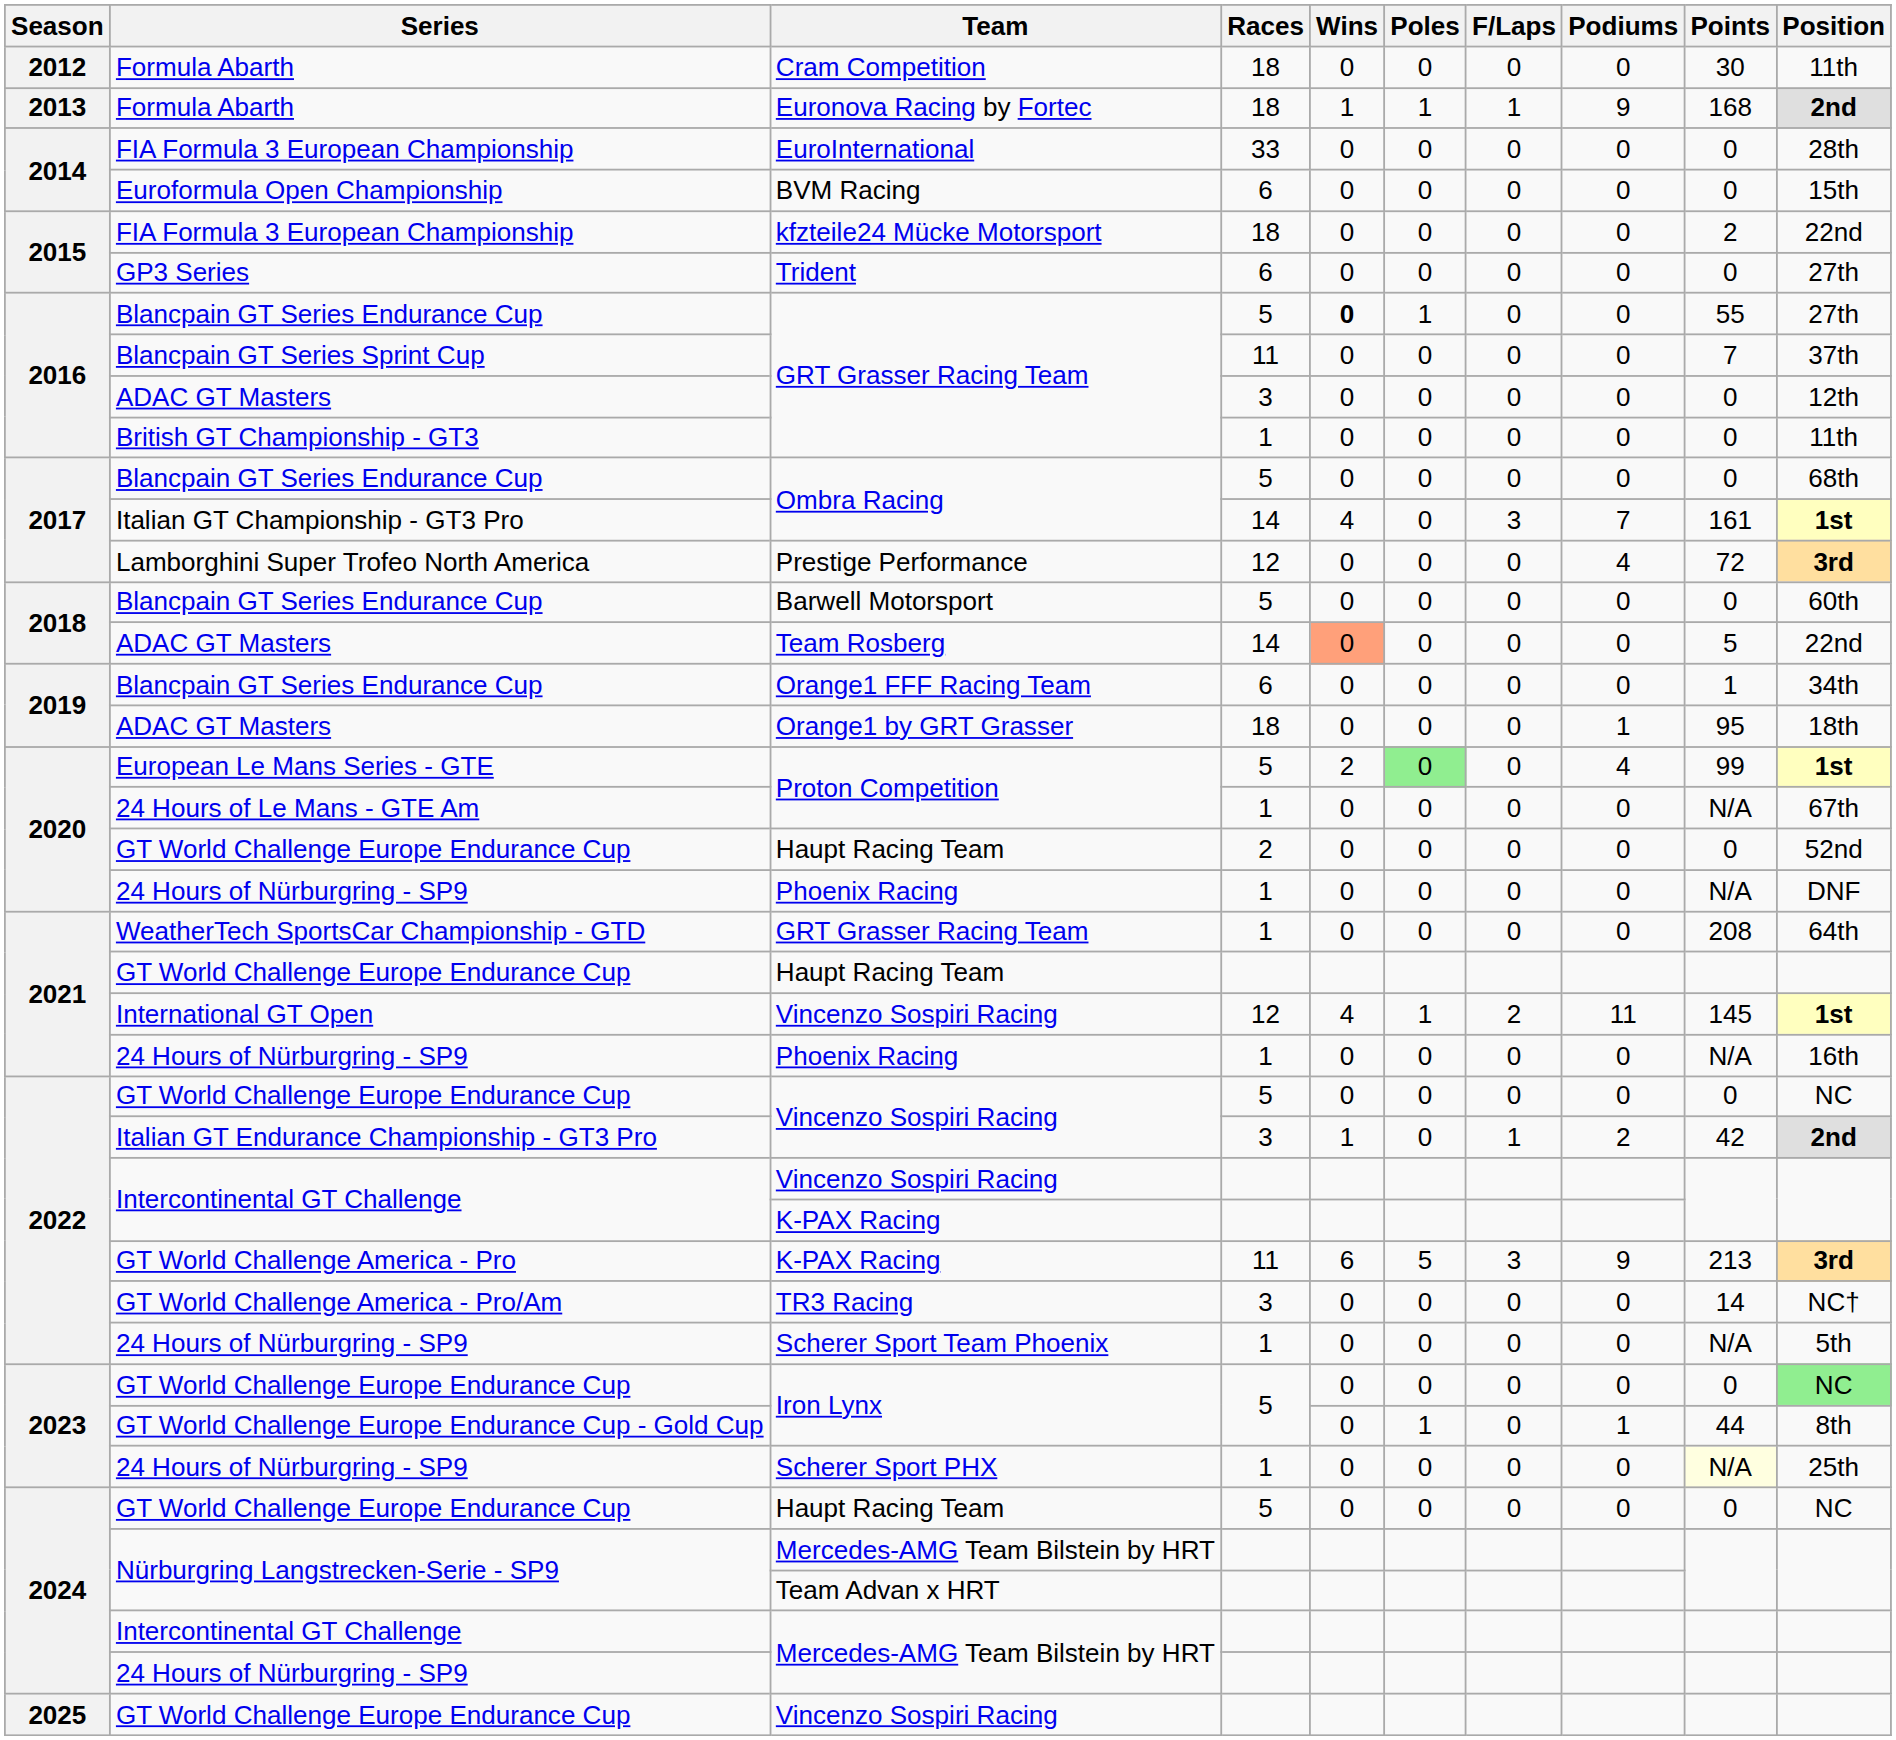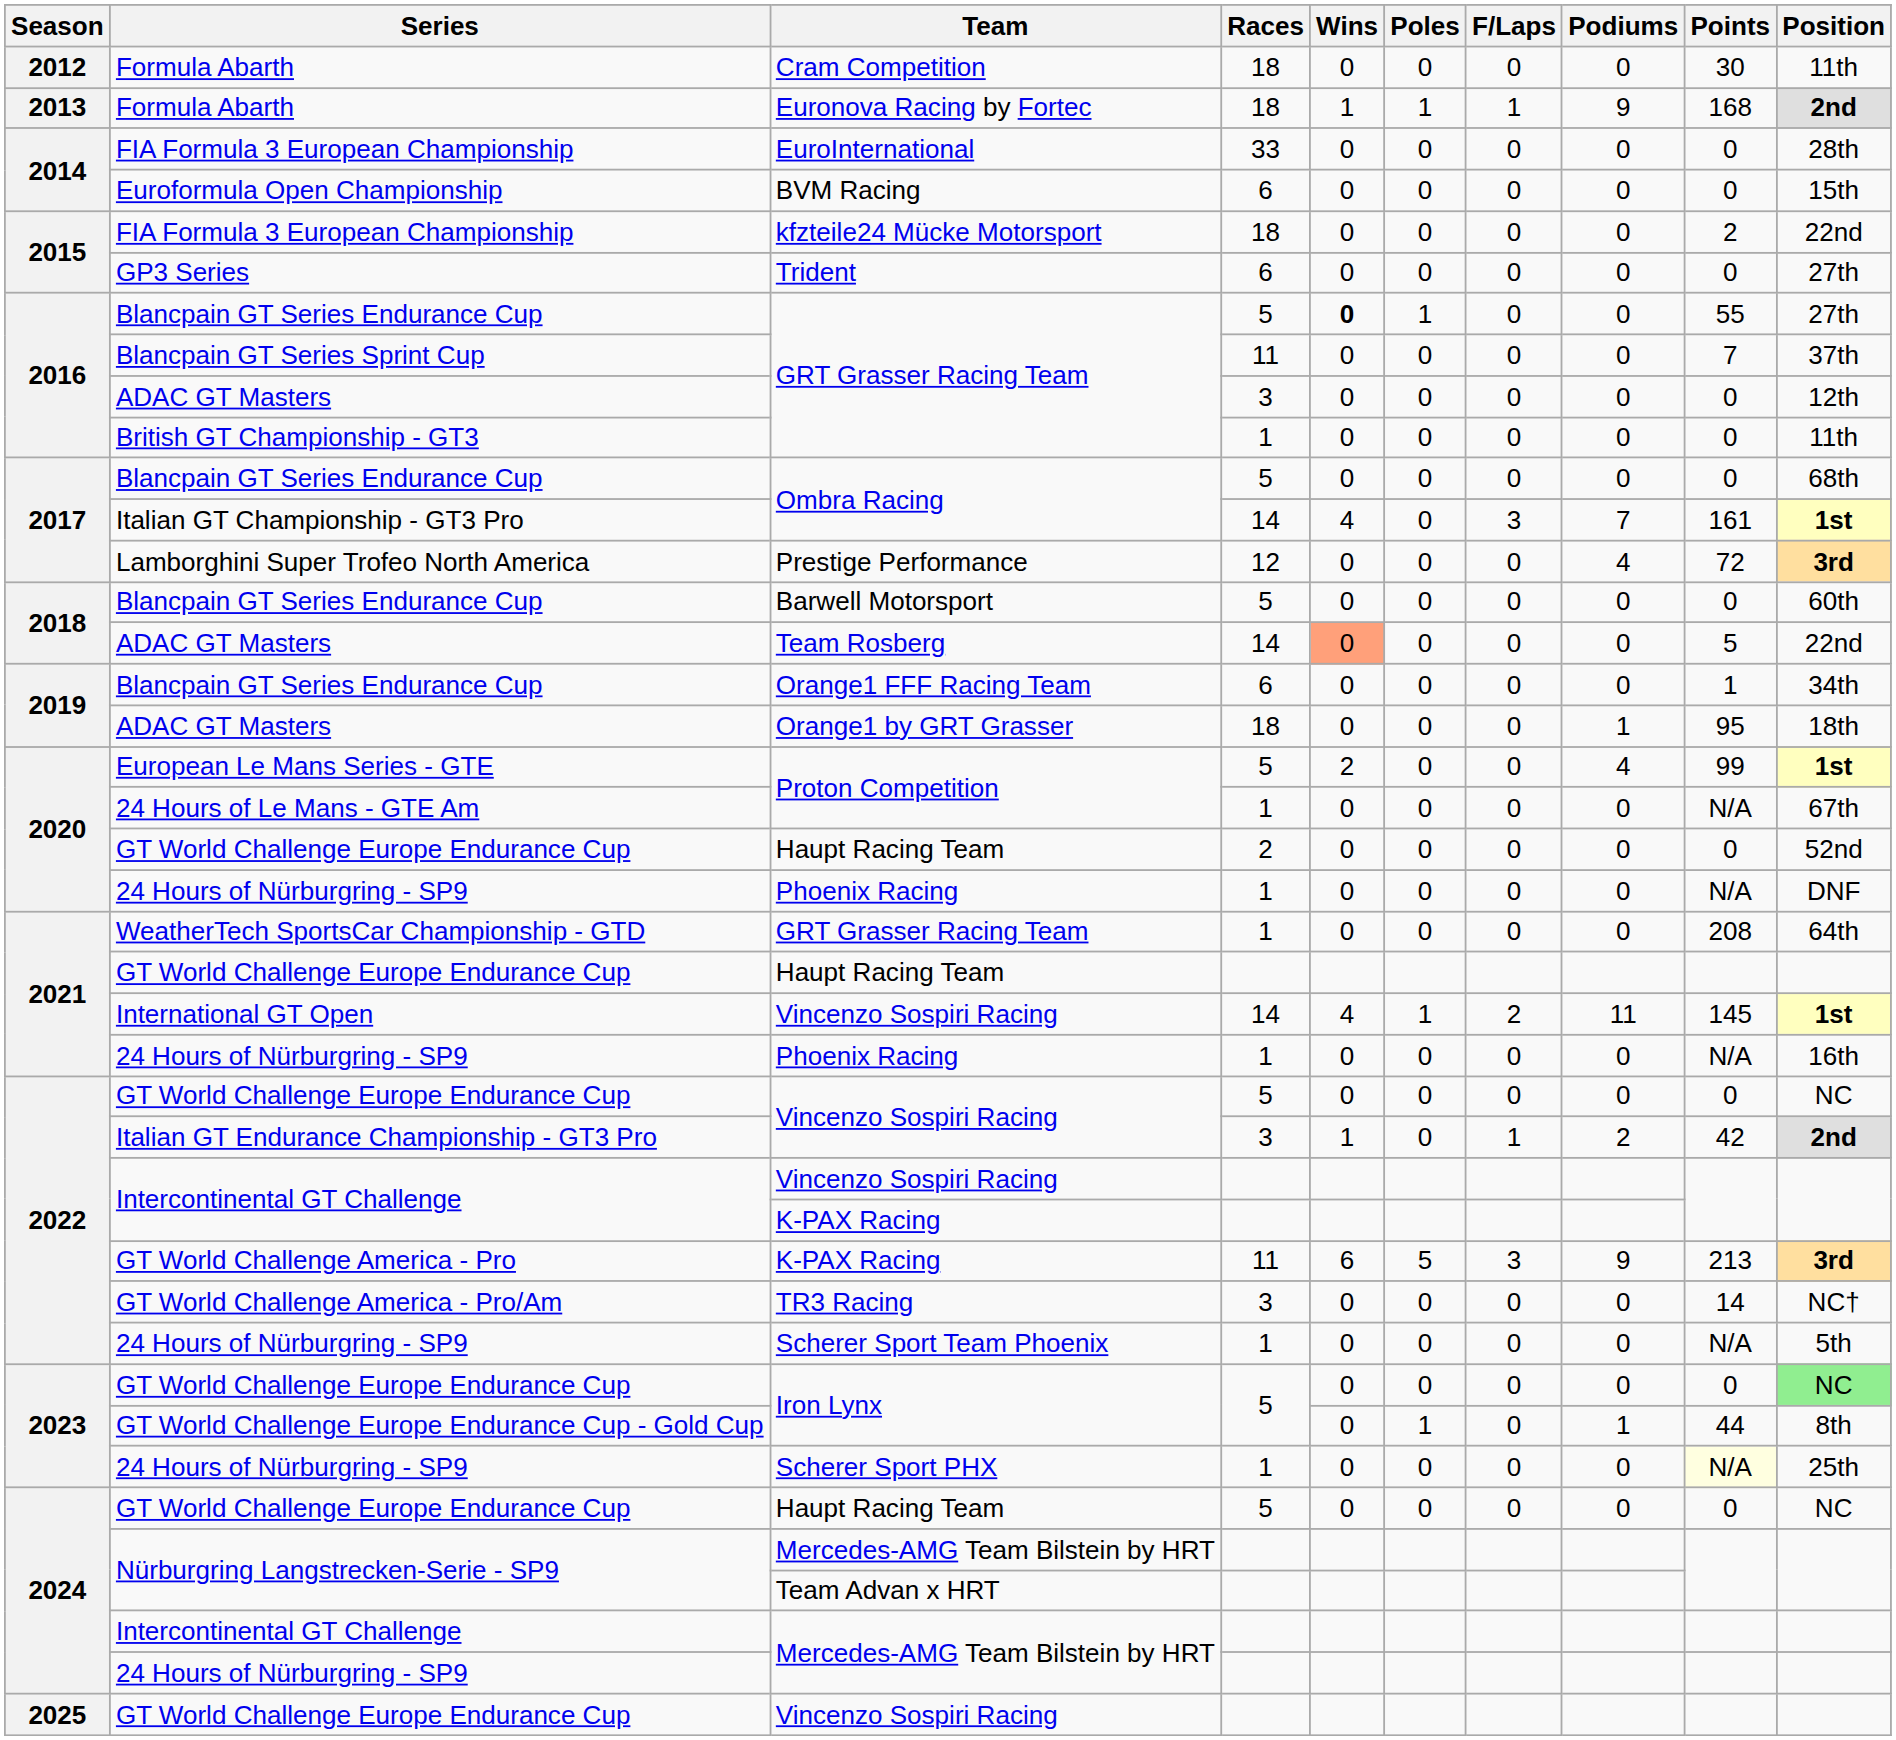(1425, 767) lightgreen background -> (1425, 767) no background
(1265, 1014) 12 -> (1265, 1014) 14
